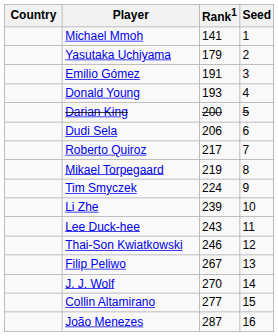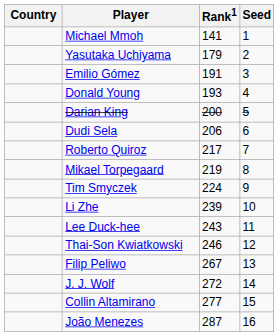(212, 283) 270 -> (212, 283) 272
